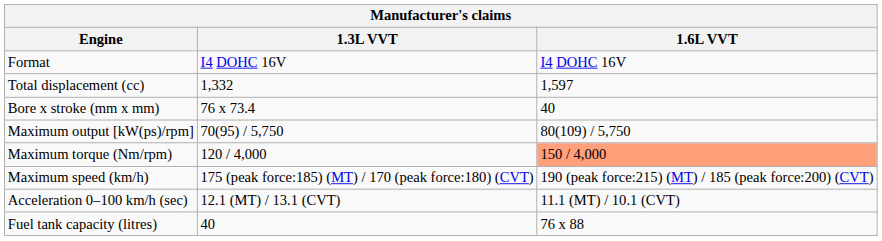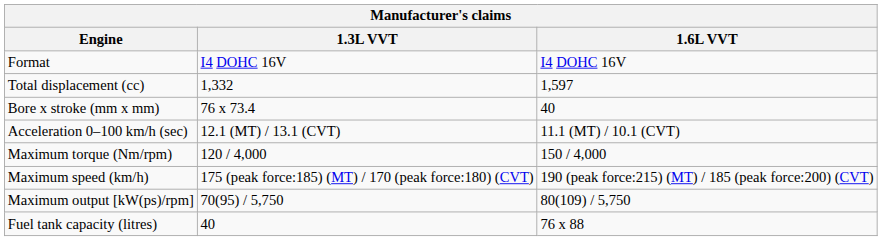rows swapped: (101, 131) <-> (98, 200)
(573, 154) lightsalmon background -> (573, 154) no background
